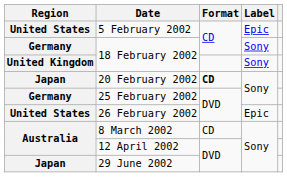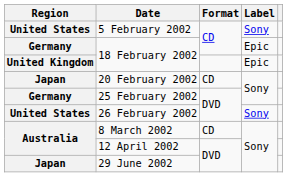(256, 30) Epic -> (256, 30) Sony
(256, 46) Sony -> (256, 46) Epic
(256, 63) Sony -> (256, 63) Epic
(208, 80) bold -> (208, 80) normal
(256, 113) Epic -> (256, 113) Sony
